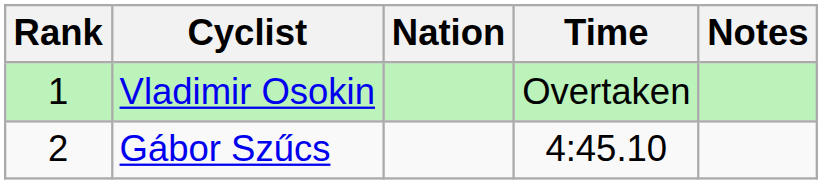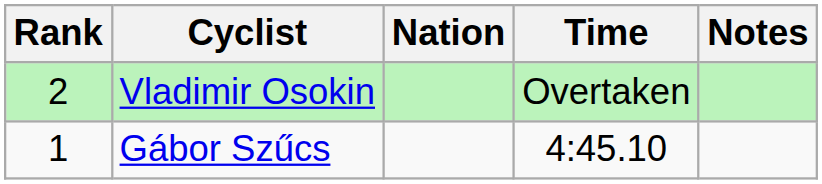(58, 91) 1 -> (58, 91) 2
(58, 149) 2 -> (58, 149) 1
